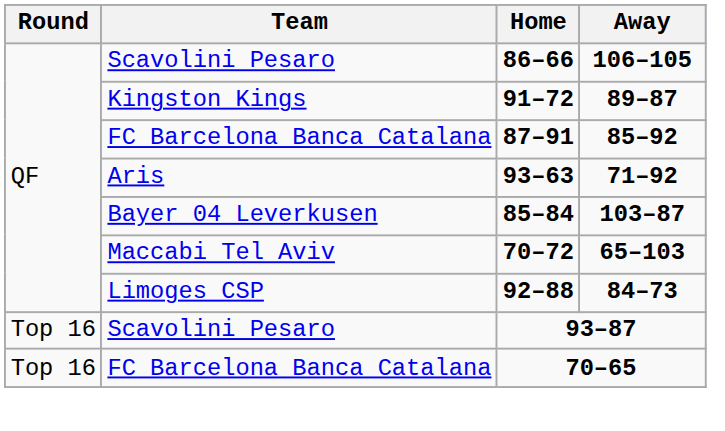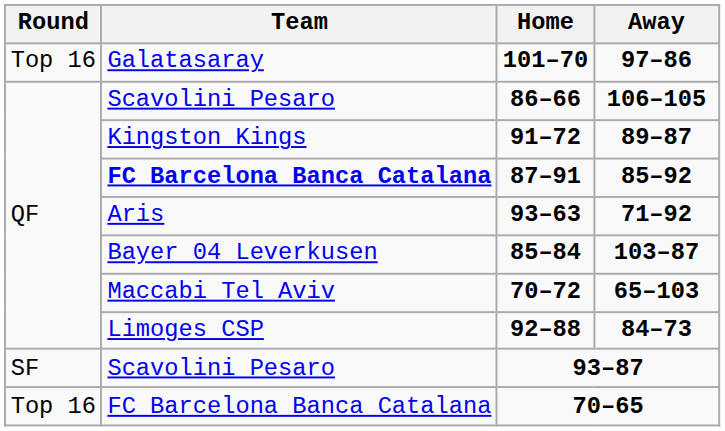+ row: (546, 63)
(299, 139) normal -> (299, 178) bold
(53, 331) Top 16 -> (25, 369) SF
